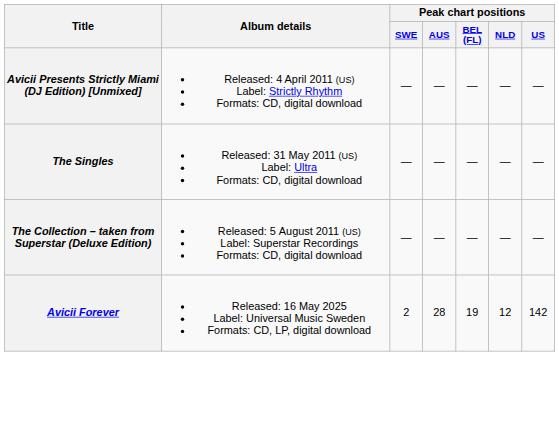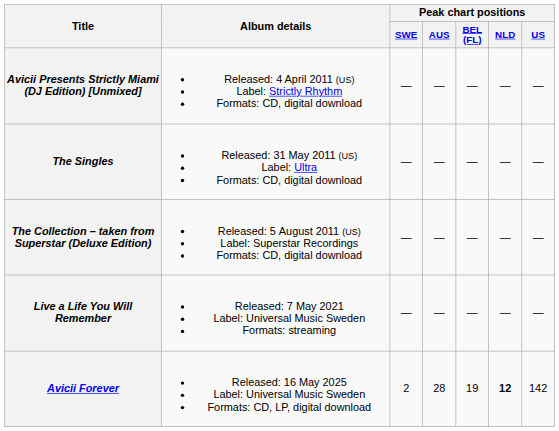+ row: (83, 313)
(505, 313) normal -> (505, 388) bold
